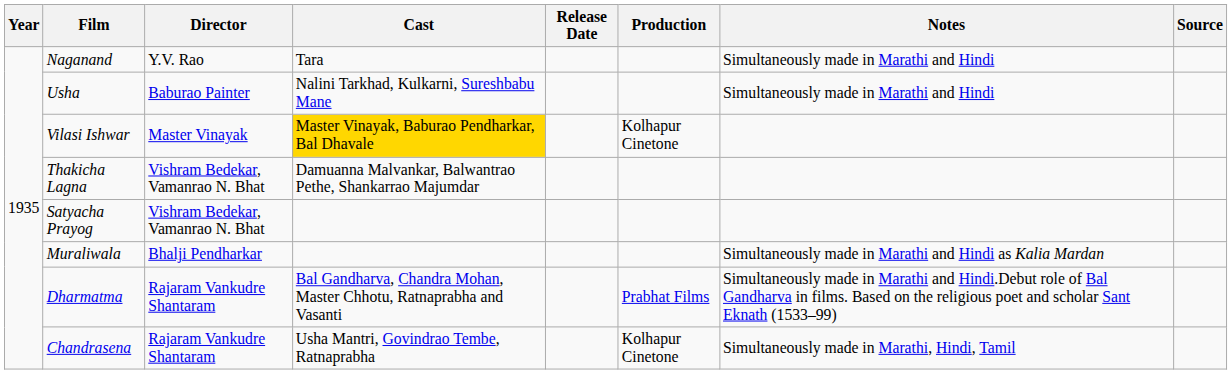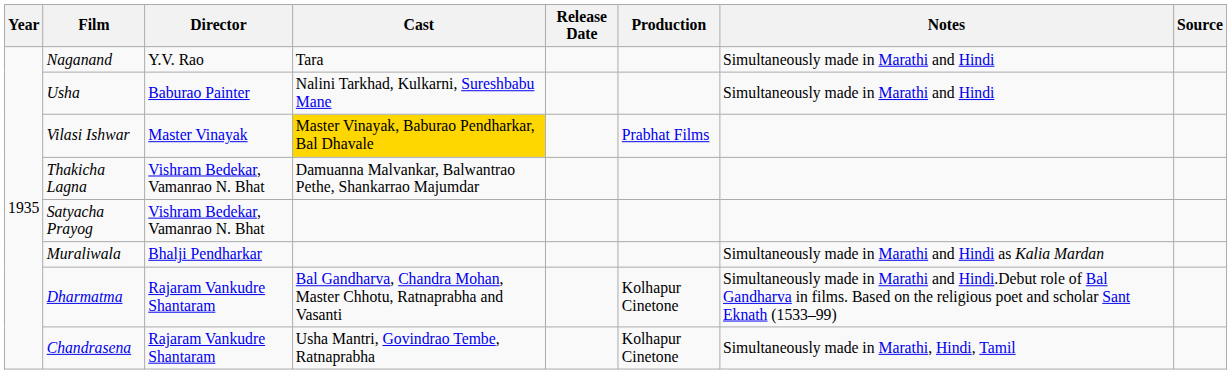(651, 135) Kolhapur Cinetone -> (666, 135) Prabhat Films
(666, 296) Prabhat Films -> (651, 296) Kolhapur Cinetone
